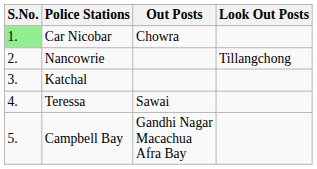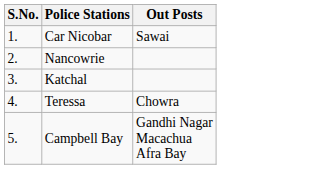- column: (264, 15)
(13, 36) lightgreen background -> (13, 36) no background
(158, 36) Chowra -> (153, 36) Sawai
(153, 101) Sawai -> (158, 101) Chowra
